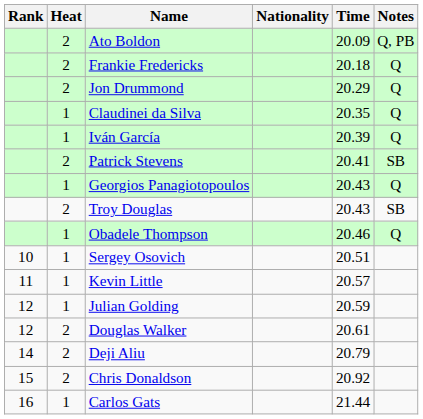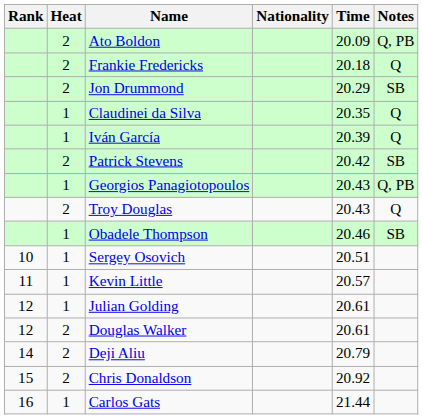(396, 88) Q -> (396, 88) SB
(353, 161) 20.41 -> (353, 161) 20.42
(396, 185) Q -> (396, 185) Q, PB
(396, 209) SB -> (396, 209) Q
(396, 233) Q -> (396, 233) SB
(353, 305) 20.59 -> (353, 305) 20.61
